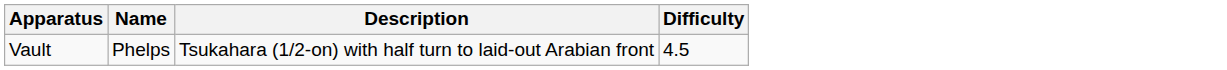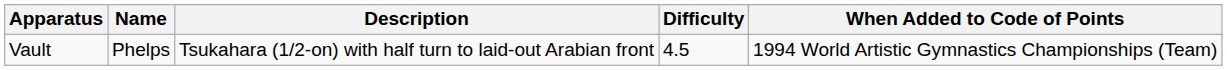+ column: (985, 19)
